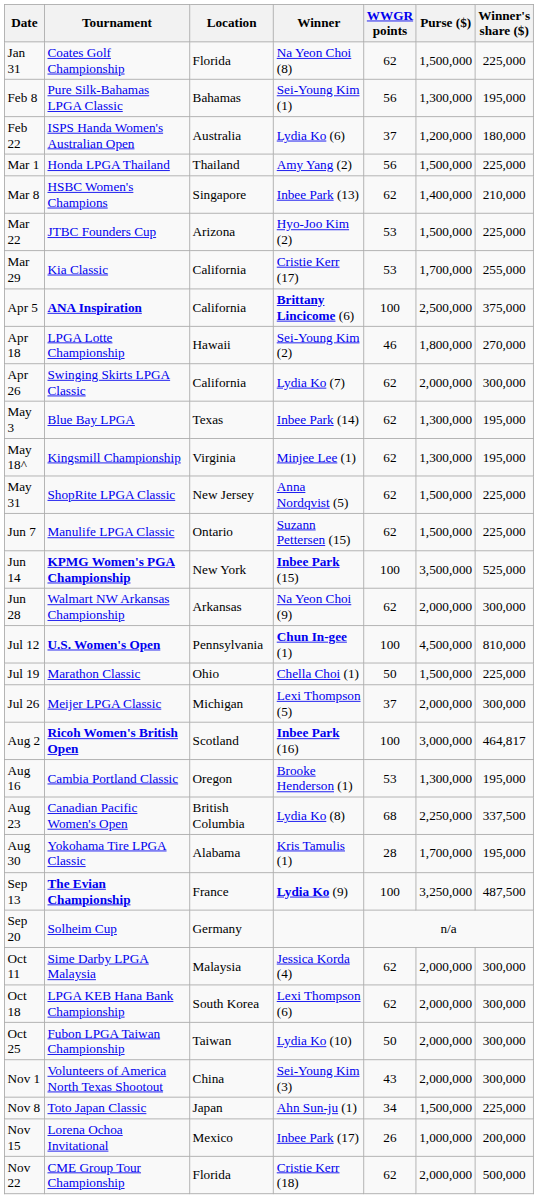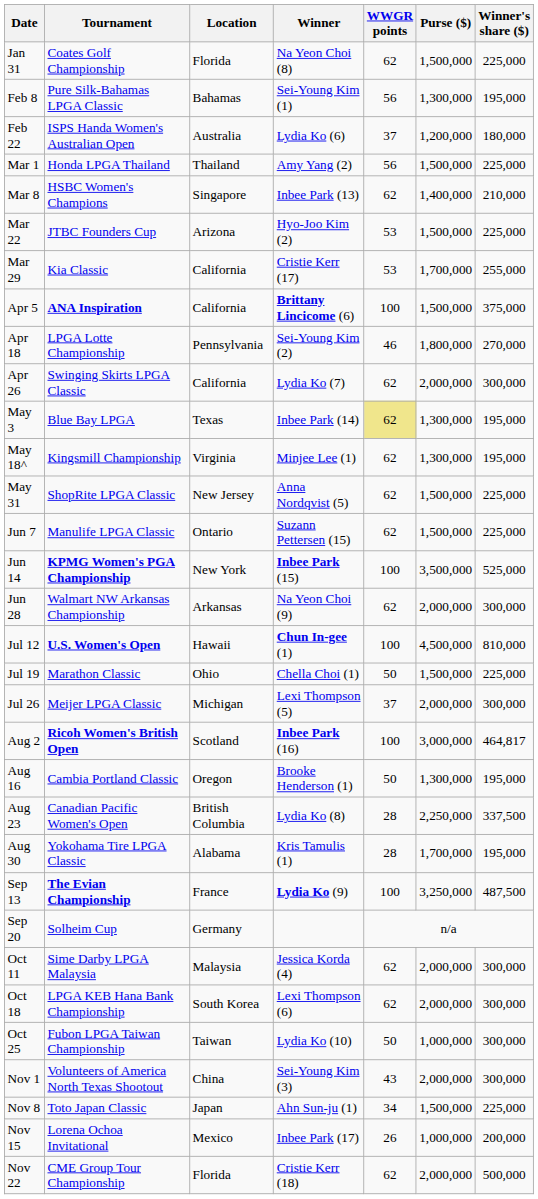(446, 307) 2,500,000 -> (446, 307) 1,500,000
(212, 344) Hawaii -> (228, 344) Pennsylvania
(390, 419) no background -> (390, 419) khaki background
(228, 644) Pennsylvania -> (212, 644) Hawaii
(390, 778) 53 -> (390, 778) 50
(390, 816) 68 -> (390, 816) 28
(446, 1041) 2,000,000 -> (446, 1041) 1,000,000
